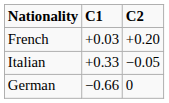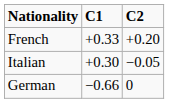(102, 39) +0.03 -> (102, 39) +0.33
(102, 62) +0.33 -> (102, 62) +0.30
